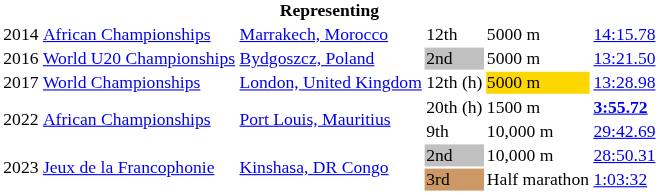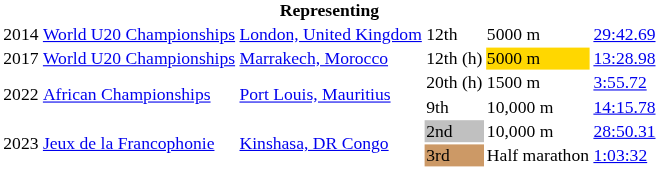(127, 34) African Championships -> (139, 34) World U20 Championships
(314, 34) Marrakech, Morocco -> (331, 34) London, United Kingdom
(624, 34) 14:15.78 -> (624, 34) 29:42.69
- row: (21, 58)
(122, 82) World Championships -> (139, 58) World U20 Championships
(331, 82) London, United Kingdom -> (314, 58) Marrakech, Morocco
(621, 106) bold -> (620, 82) normal
(624, 131) 29:42.69 -> (624, 106) 14:15.78
